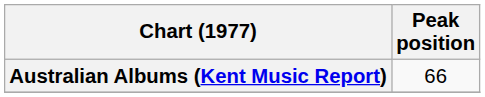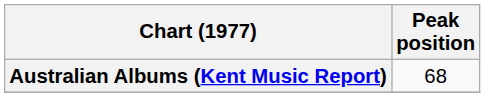(436, 75) 66 -> (436, 75) 68
